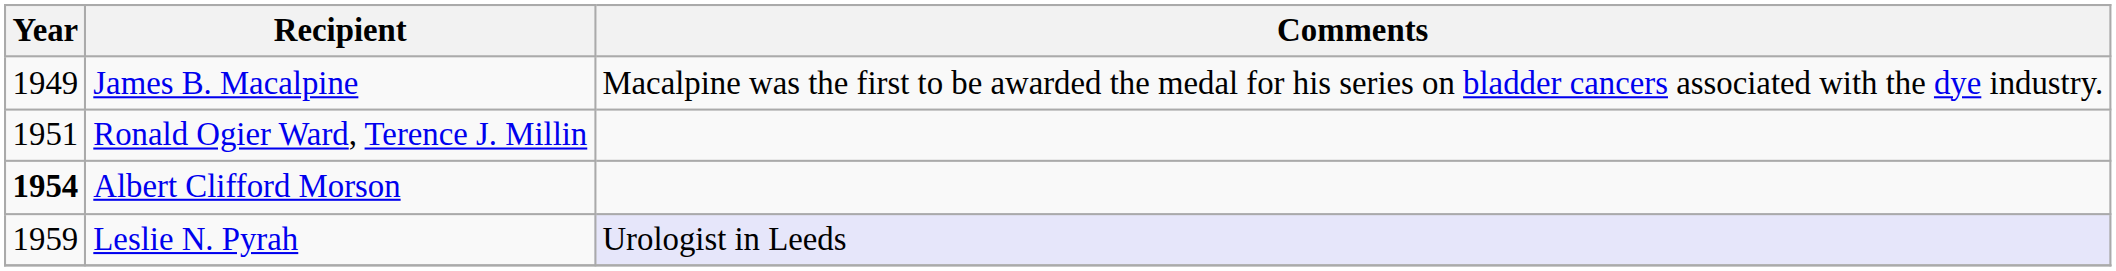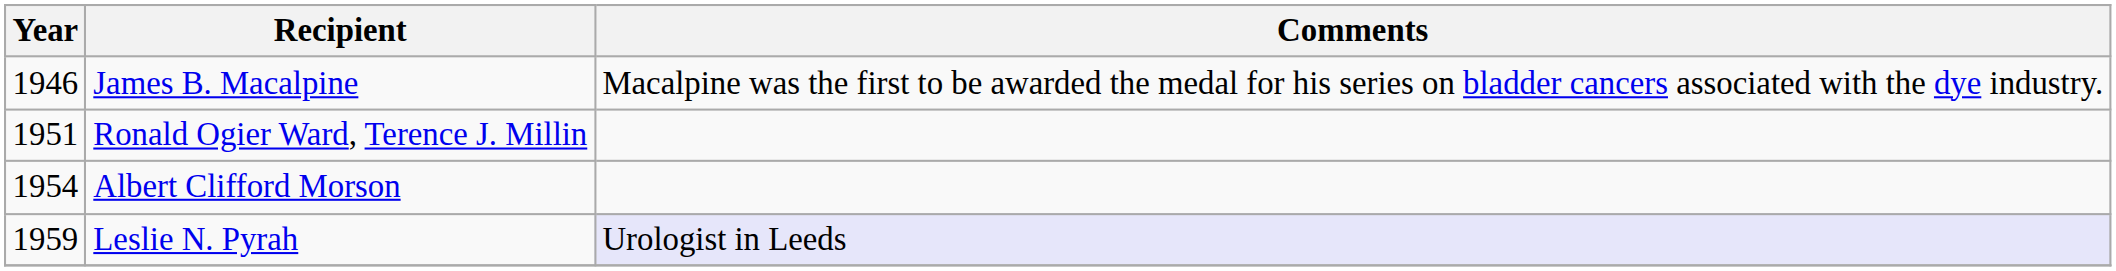(45, 82) 1949 -> (45, 82) 1946
(45, 186) bold -> (45, 186) normal
